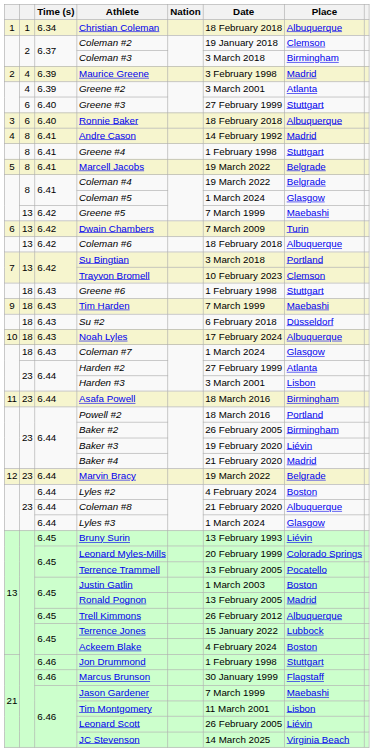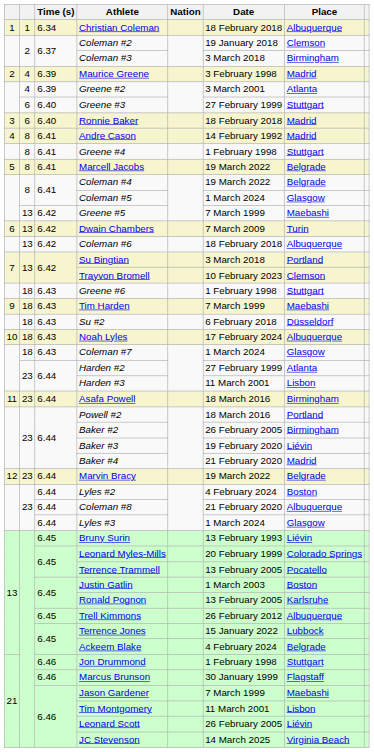(314, 120) Albuquerque -> (302, 120) Madrid
(235, 383) 3 March 2001 -> (237, 383) 11 March 2001
(302, 600) Madrid -> (308, 600) Karlsruhe
(302, 646) Boston -> (306, 646) Belgrade
